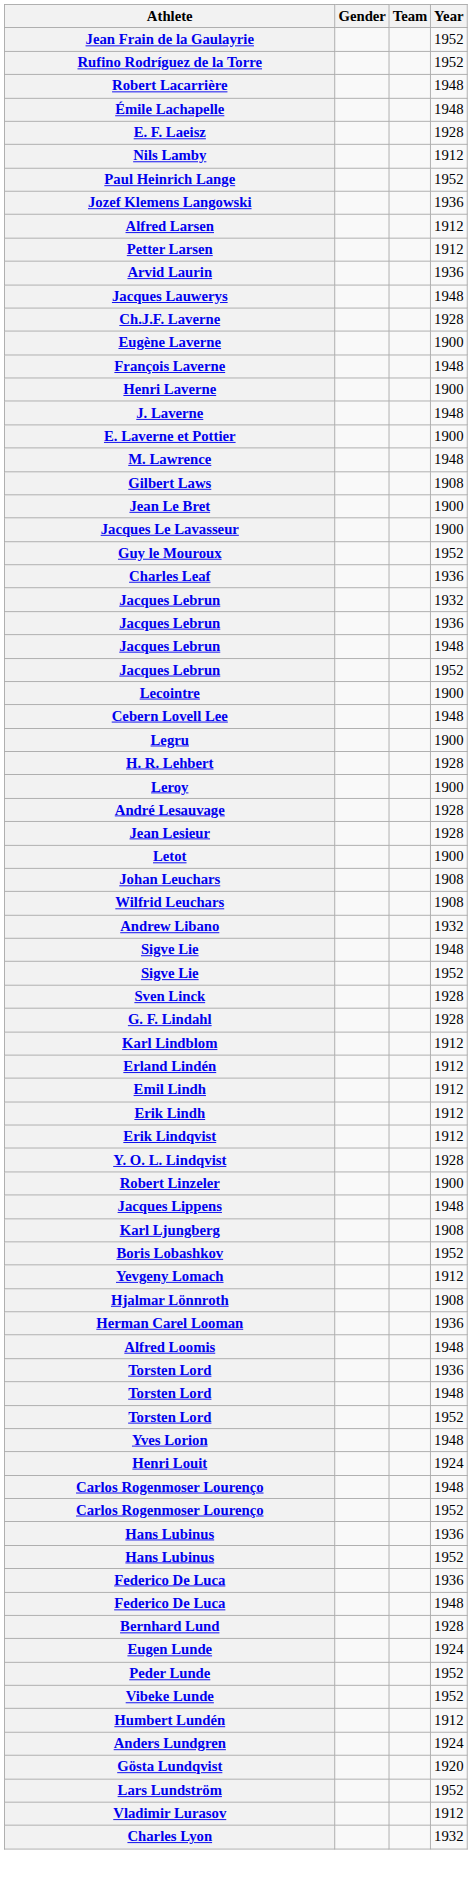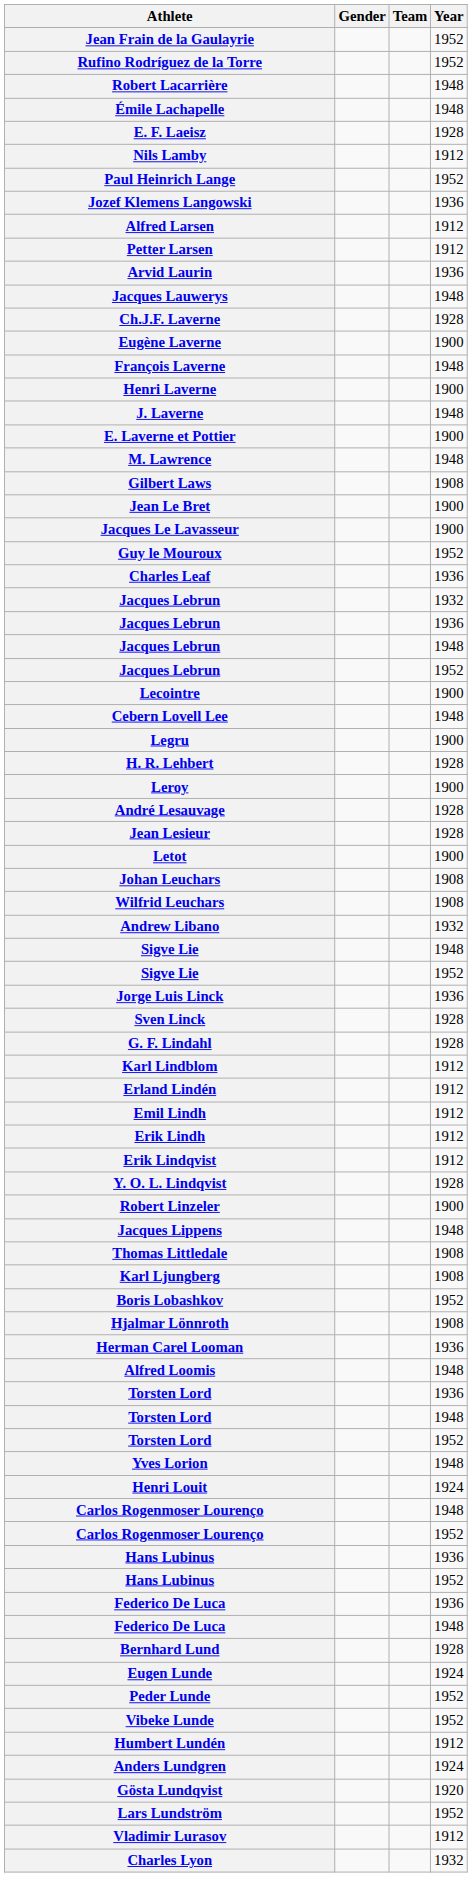+ row: (170, 996)
+ row: (170, 1253)
- row: (170, 1276)
